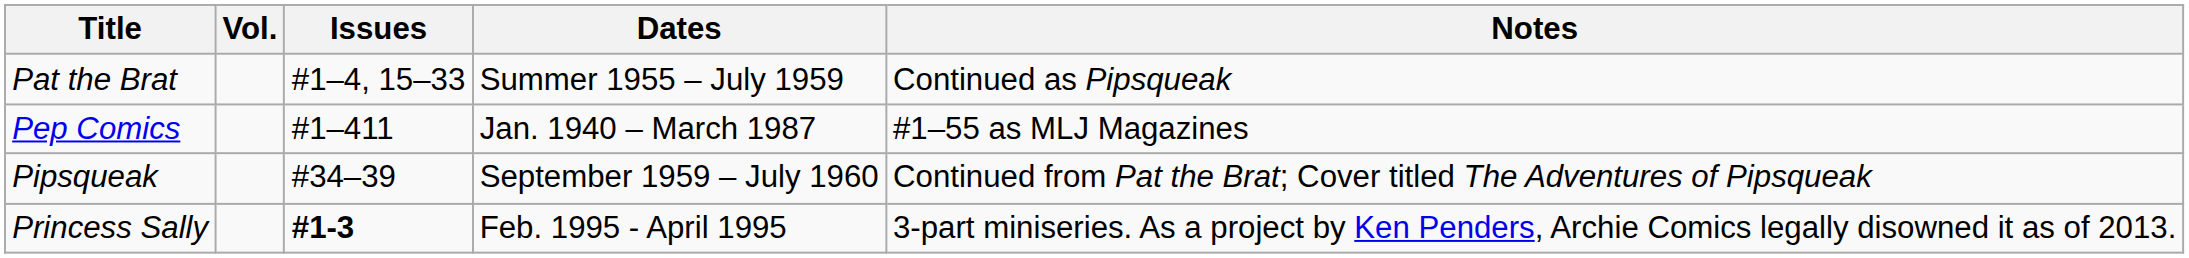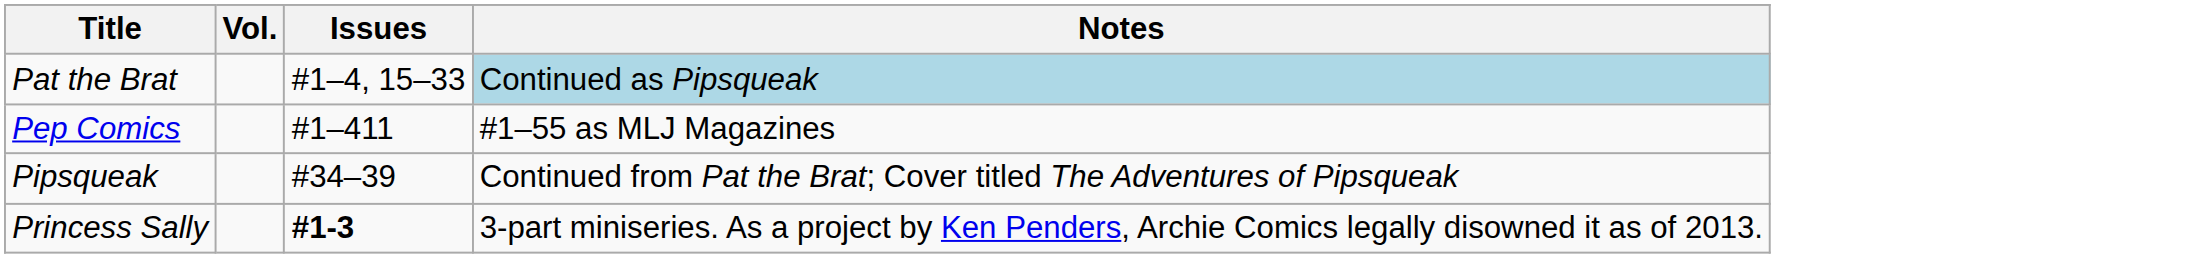- column: (679, 29)
(1062, 78) no background -> (649, 78) lightblue background
